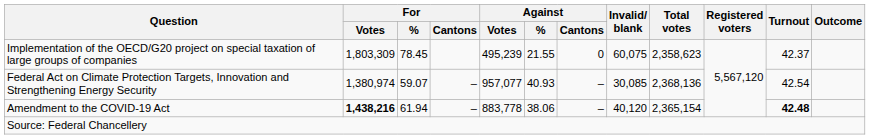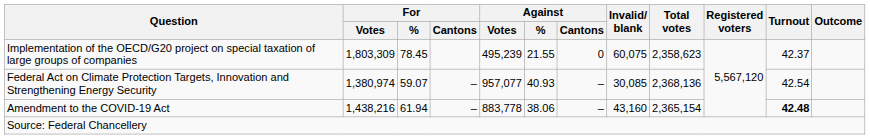(370, 108) bold -> (370, 108) normal
(630, 108) 40,120 -> (630, 108) 43,160
